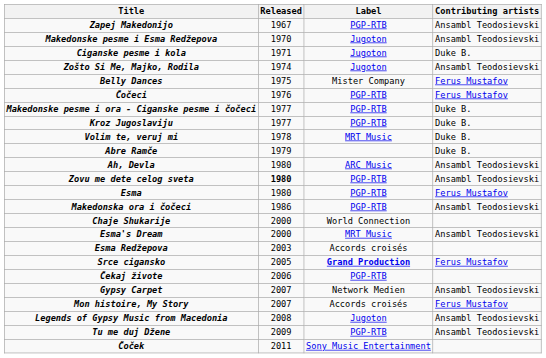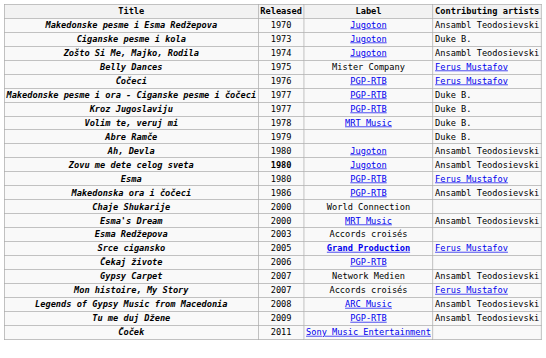- row: (131, 26)
(281, 54) 1971 -> (281, 40) 1973
(368, 165) ARC Music -> (368, 151) Jugoton
(368, 179) PGP-RTB -> (368, 165) Jugoton
(368, 319) Jugoton -> (368, 305) ARC Music
